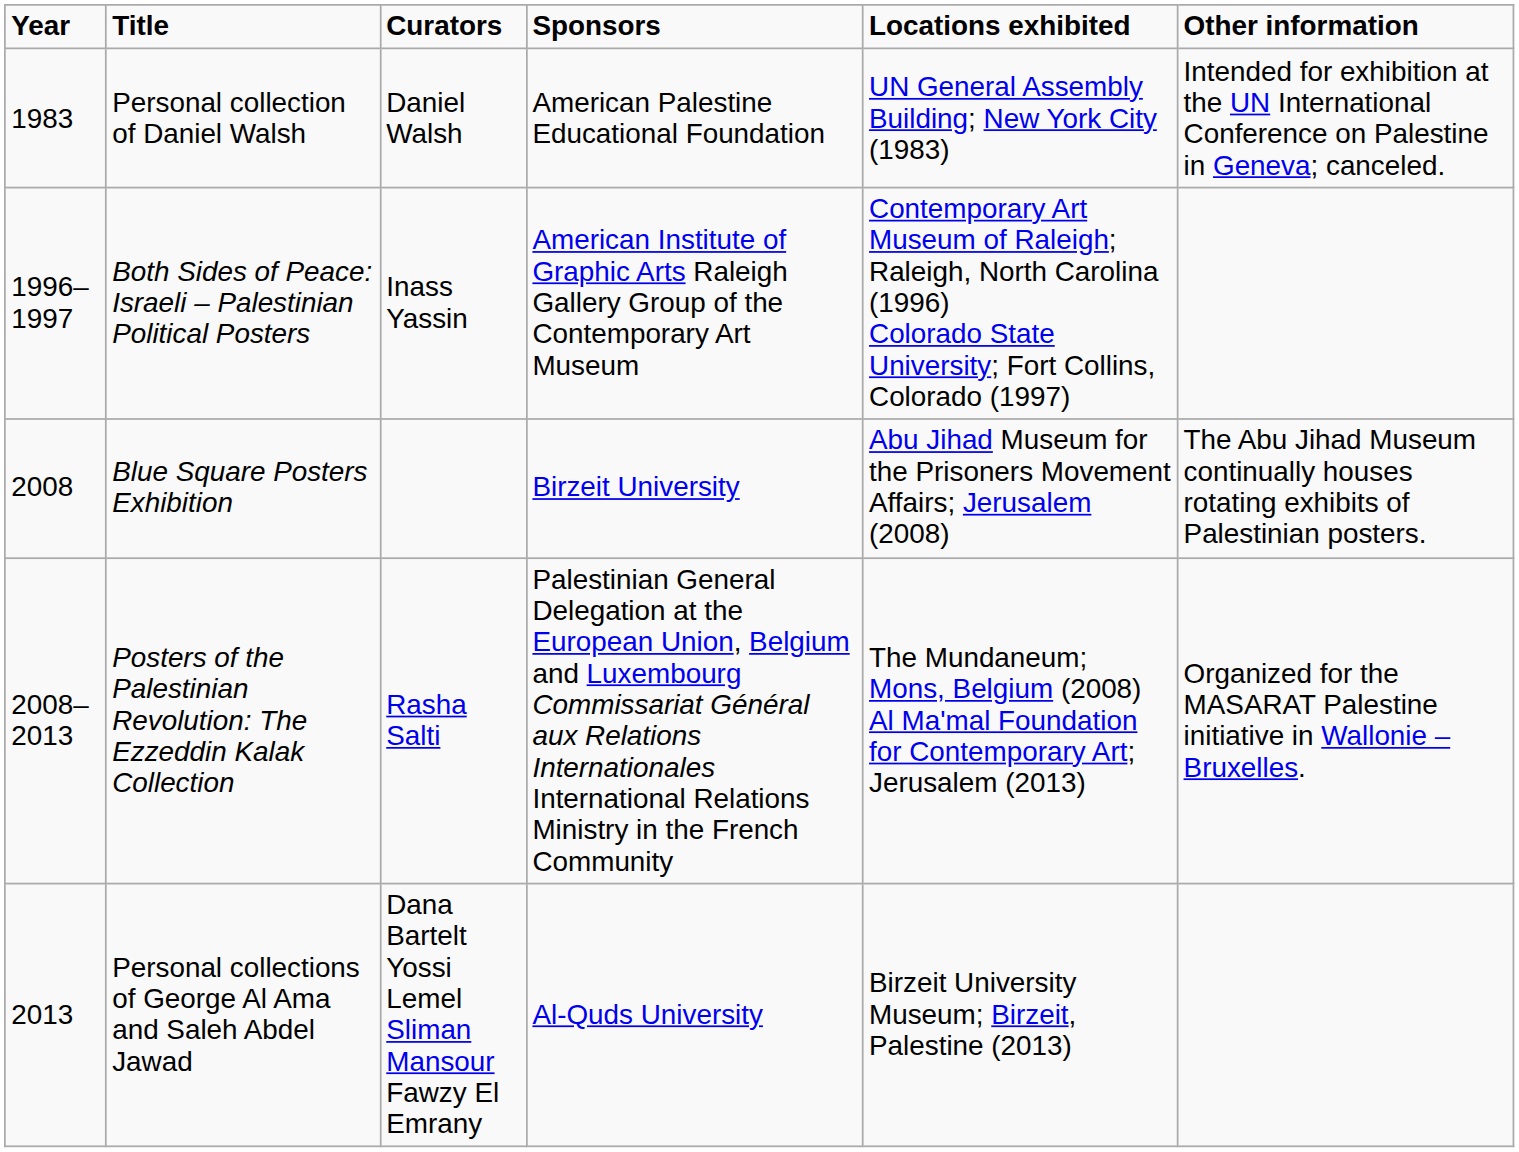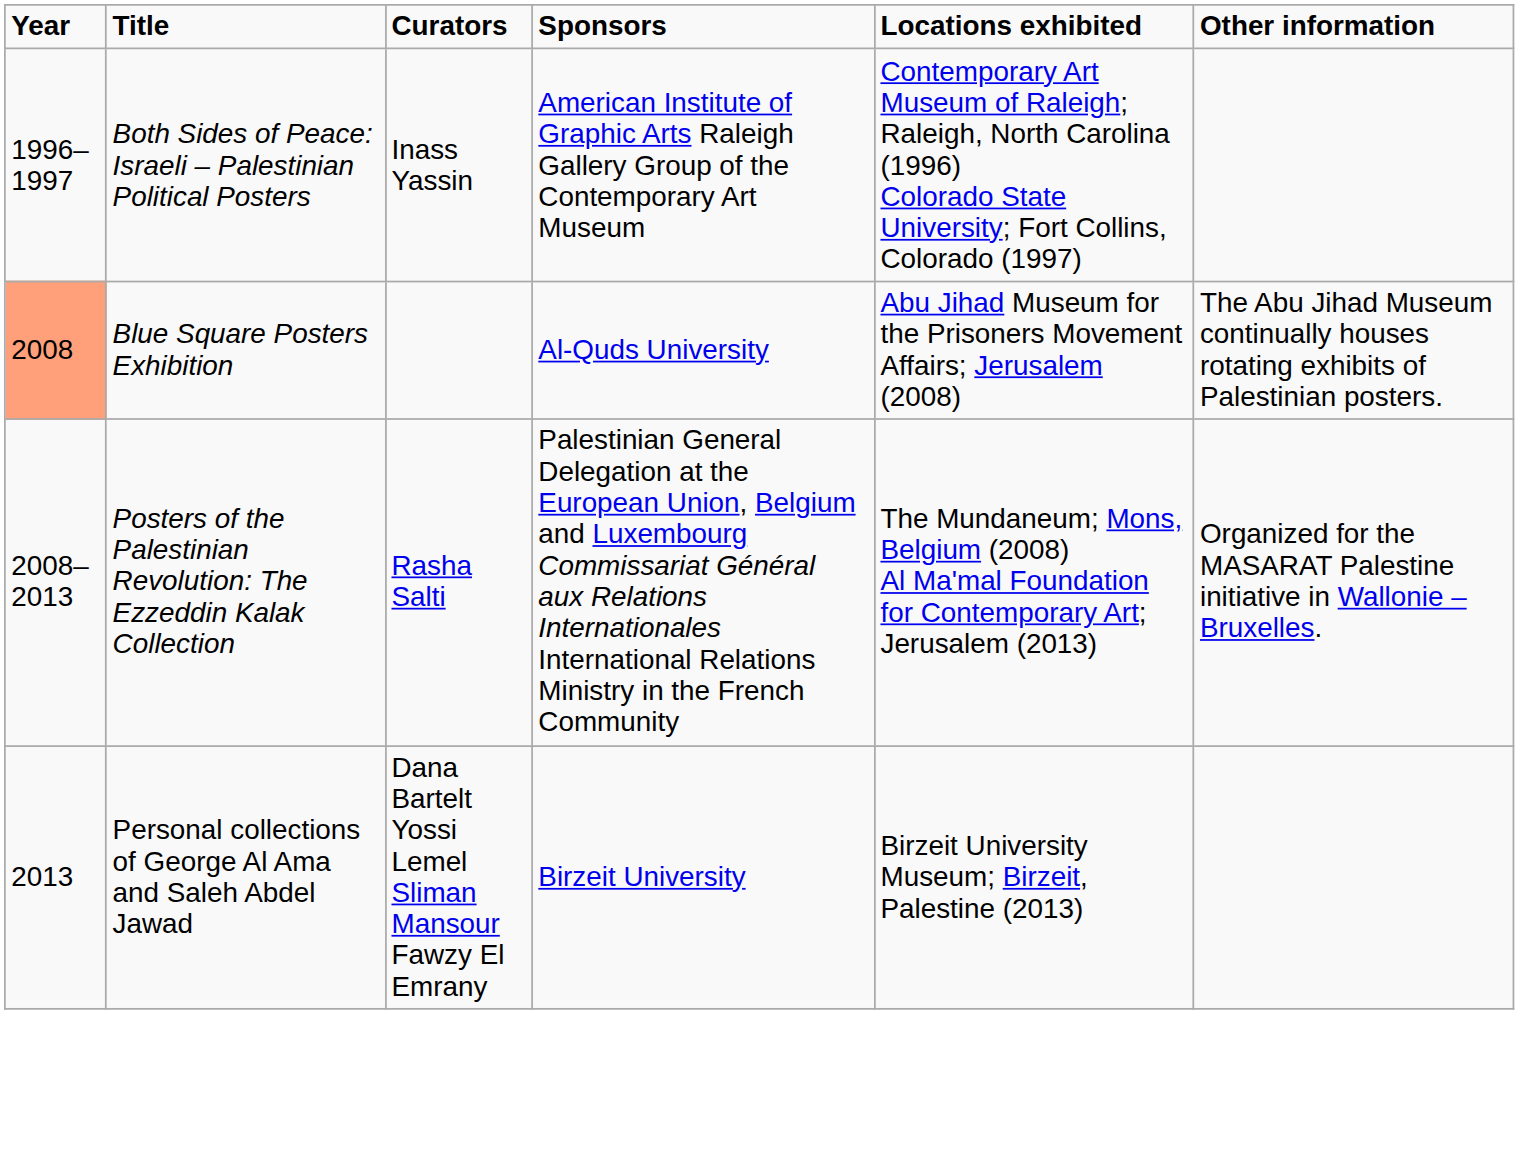- row: (229, 117)
(42, 487) no background -> (42, 349) lightsalmon background
(636, 487) Birzeit University -> (654, 349) Al-Quds University
(648, 1014) Al-Quds University -> (642, 876) Birzeit University
